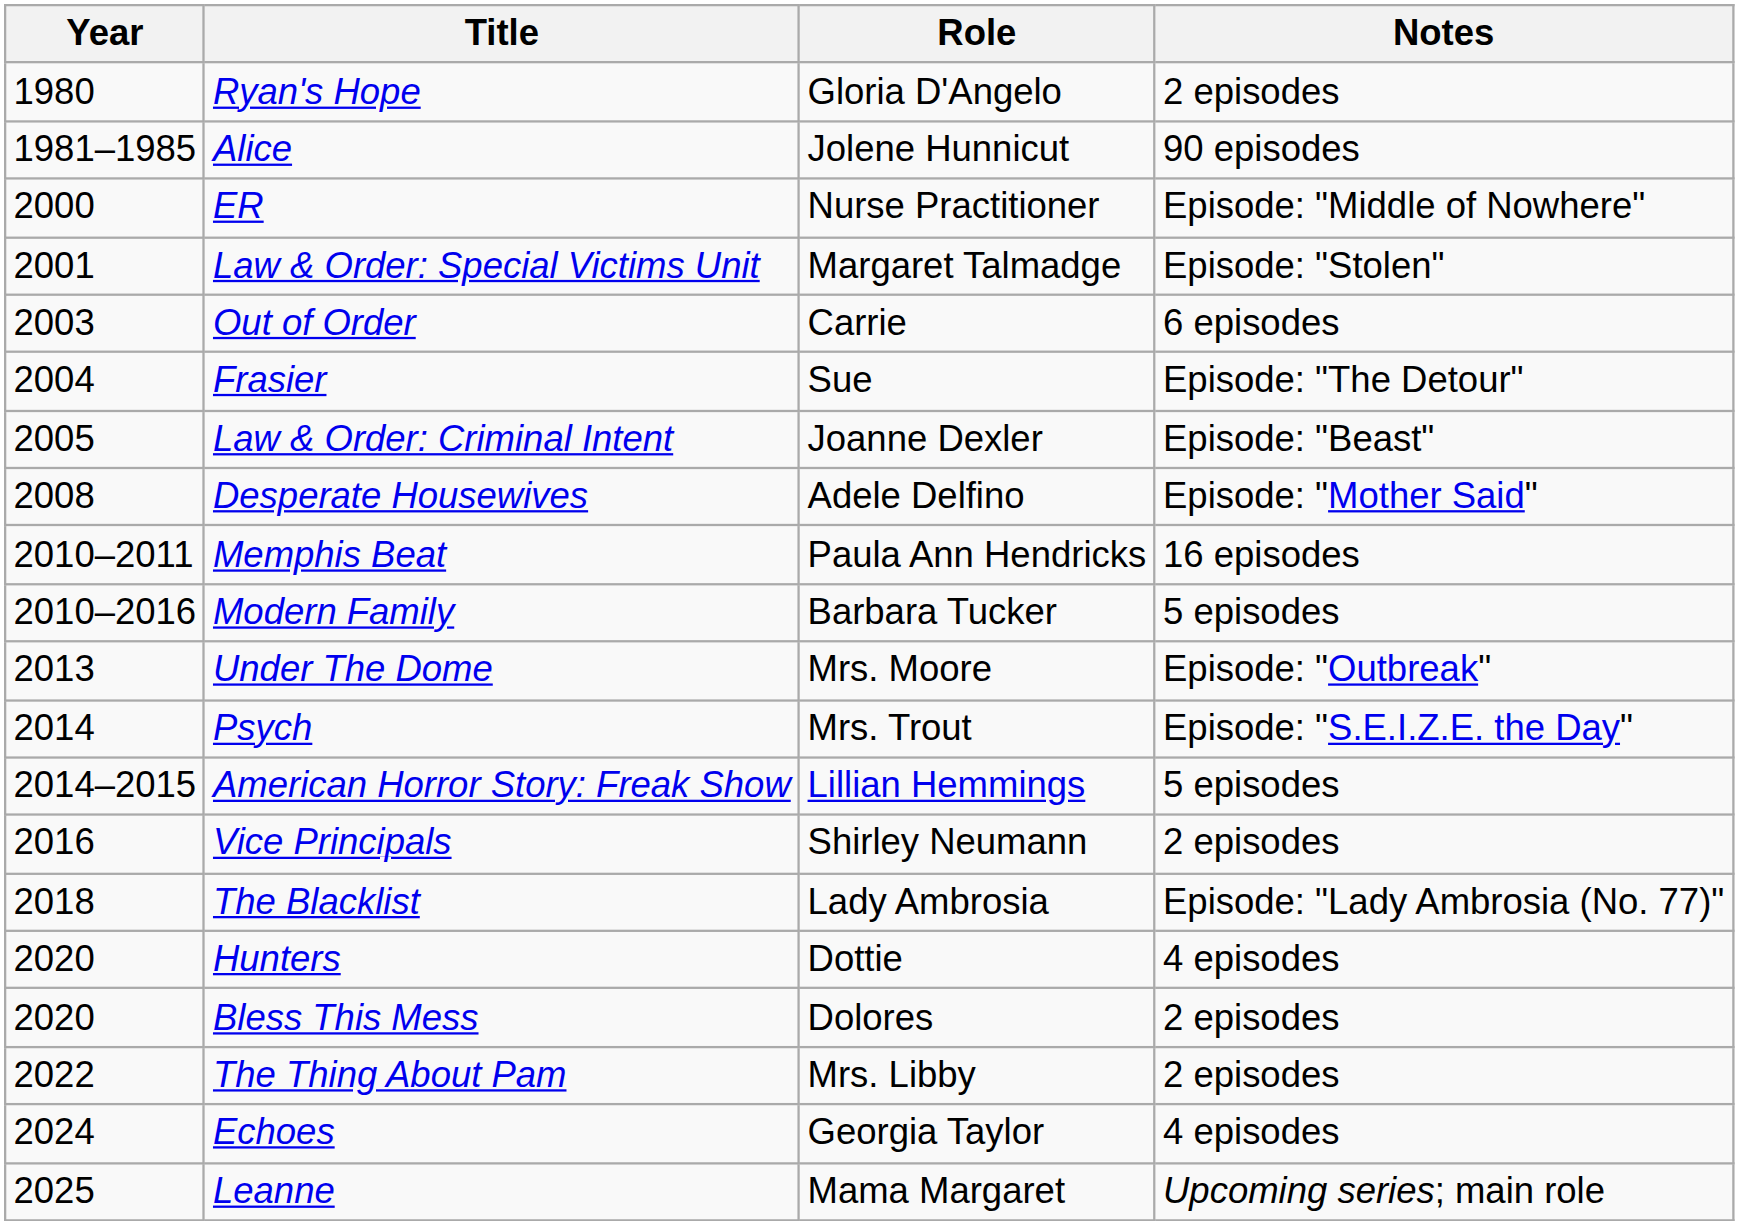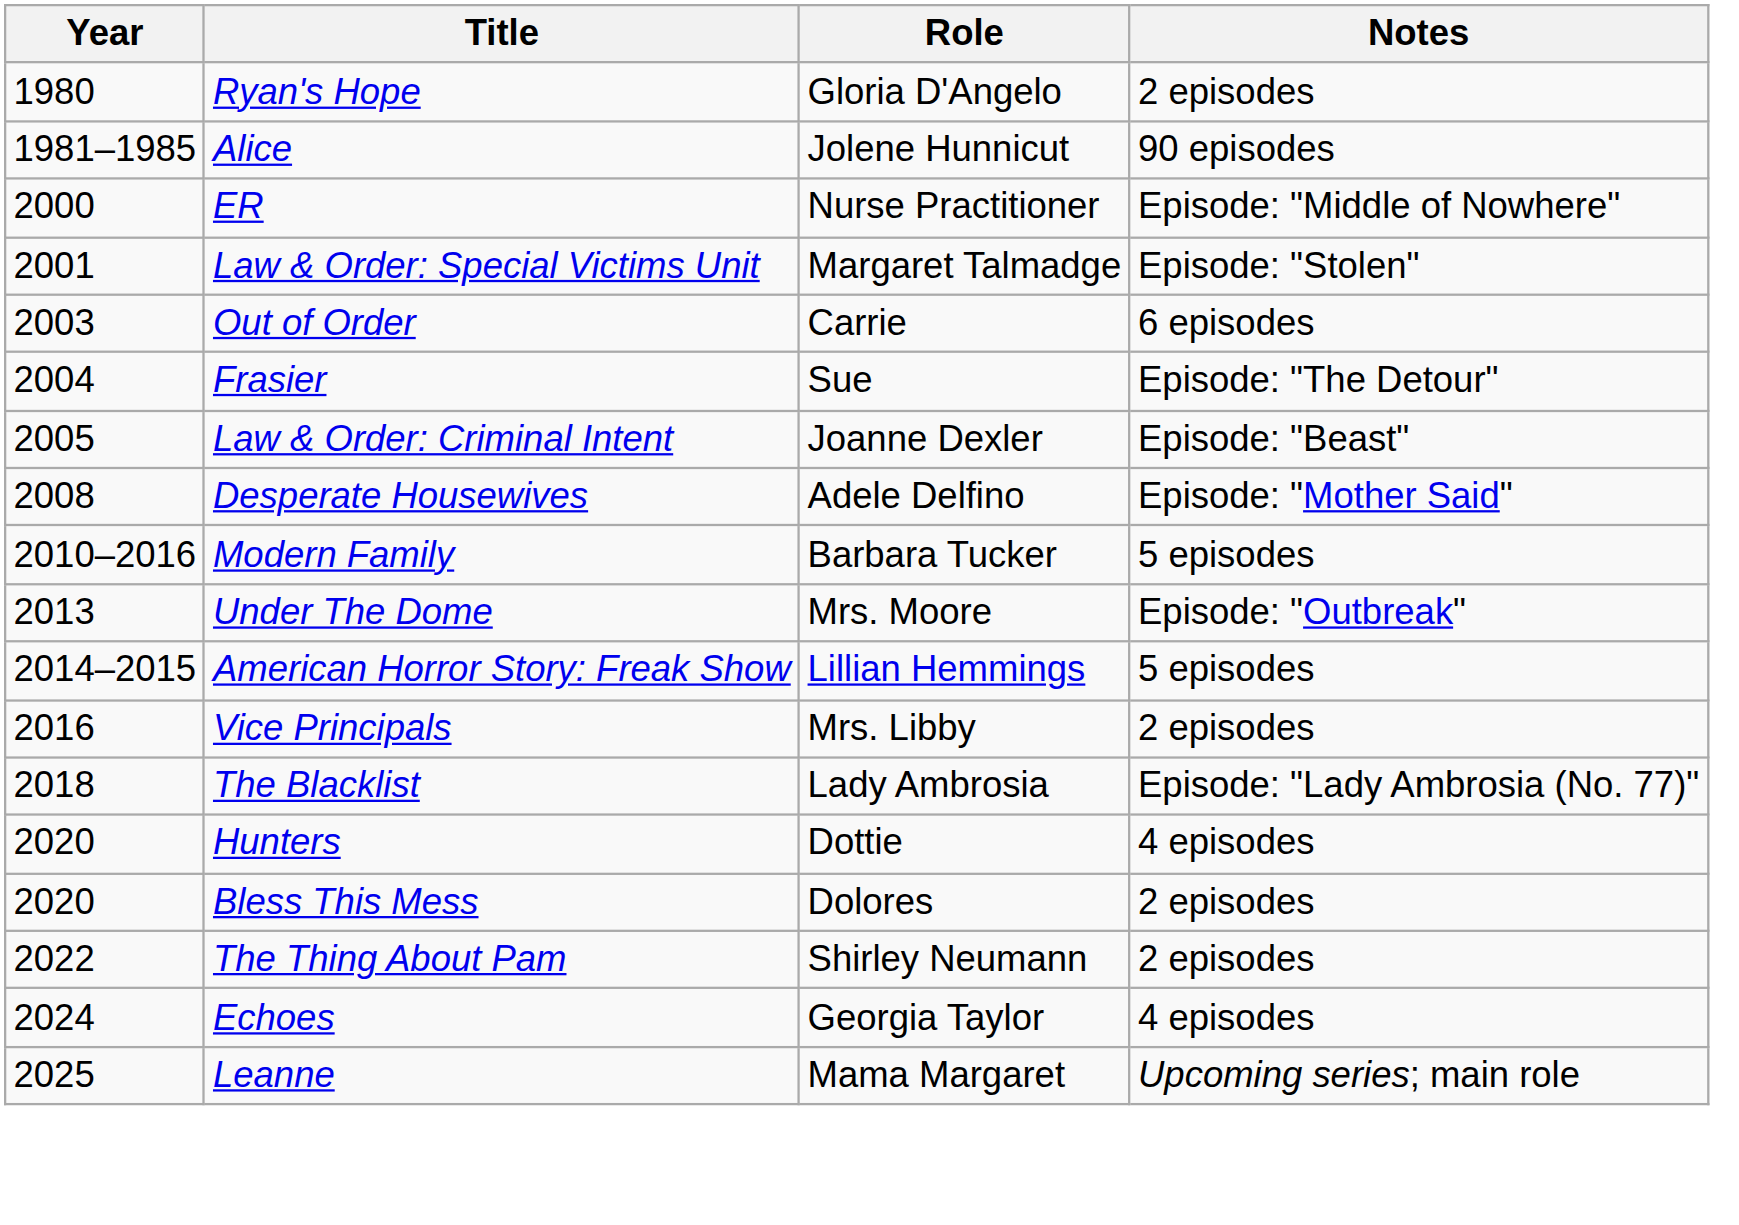- row: (330, 554)
- row: (263, 727)
(947, 843) Shirley Neumann -> (892, 727) Mrs. Libby
(892, 1074) Mrs. Libby -> (947, 959) Shirley Neumann
